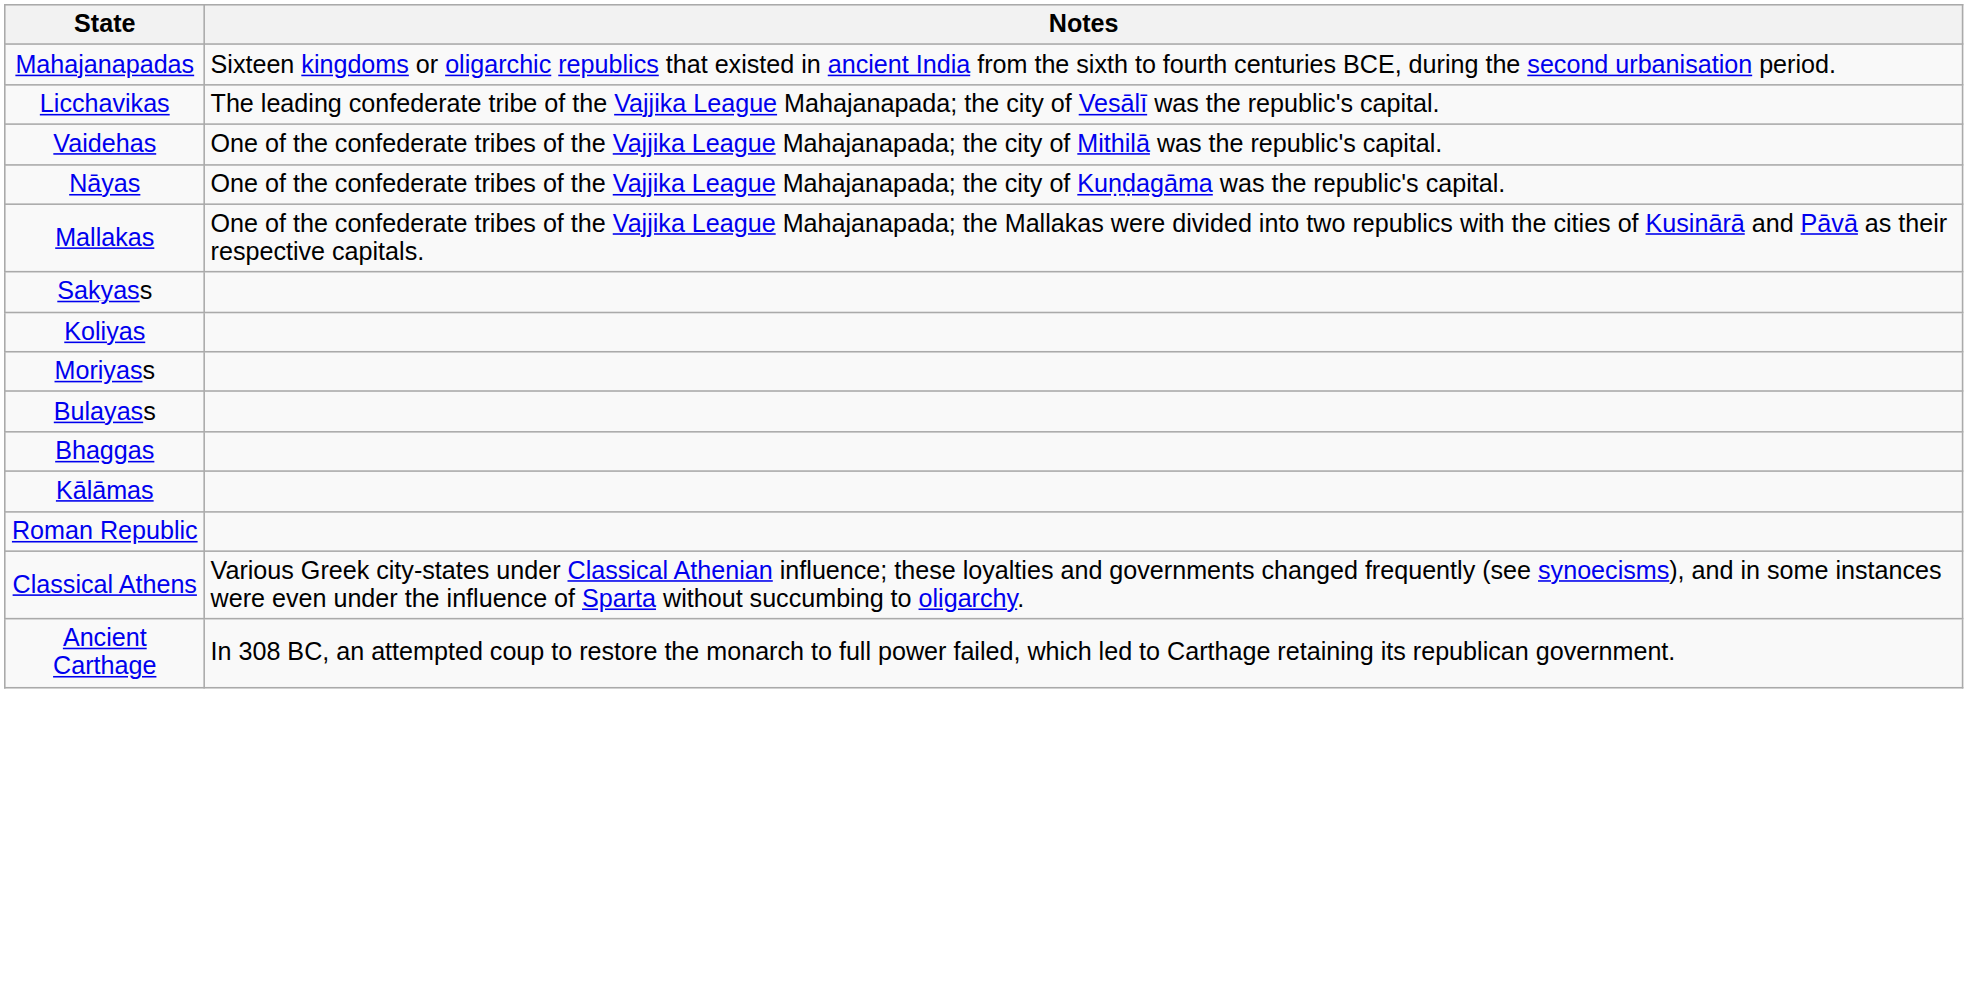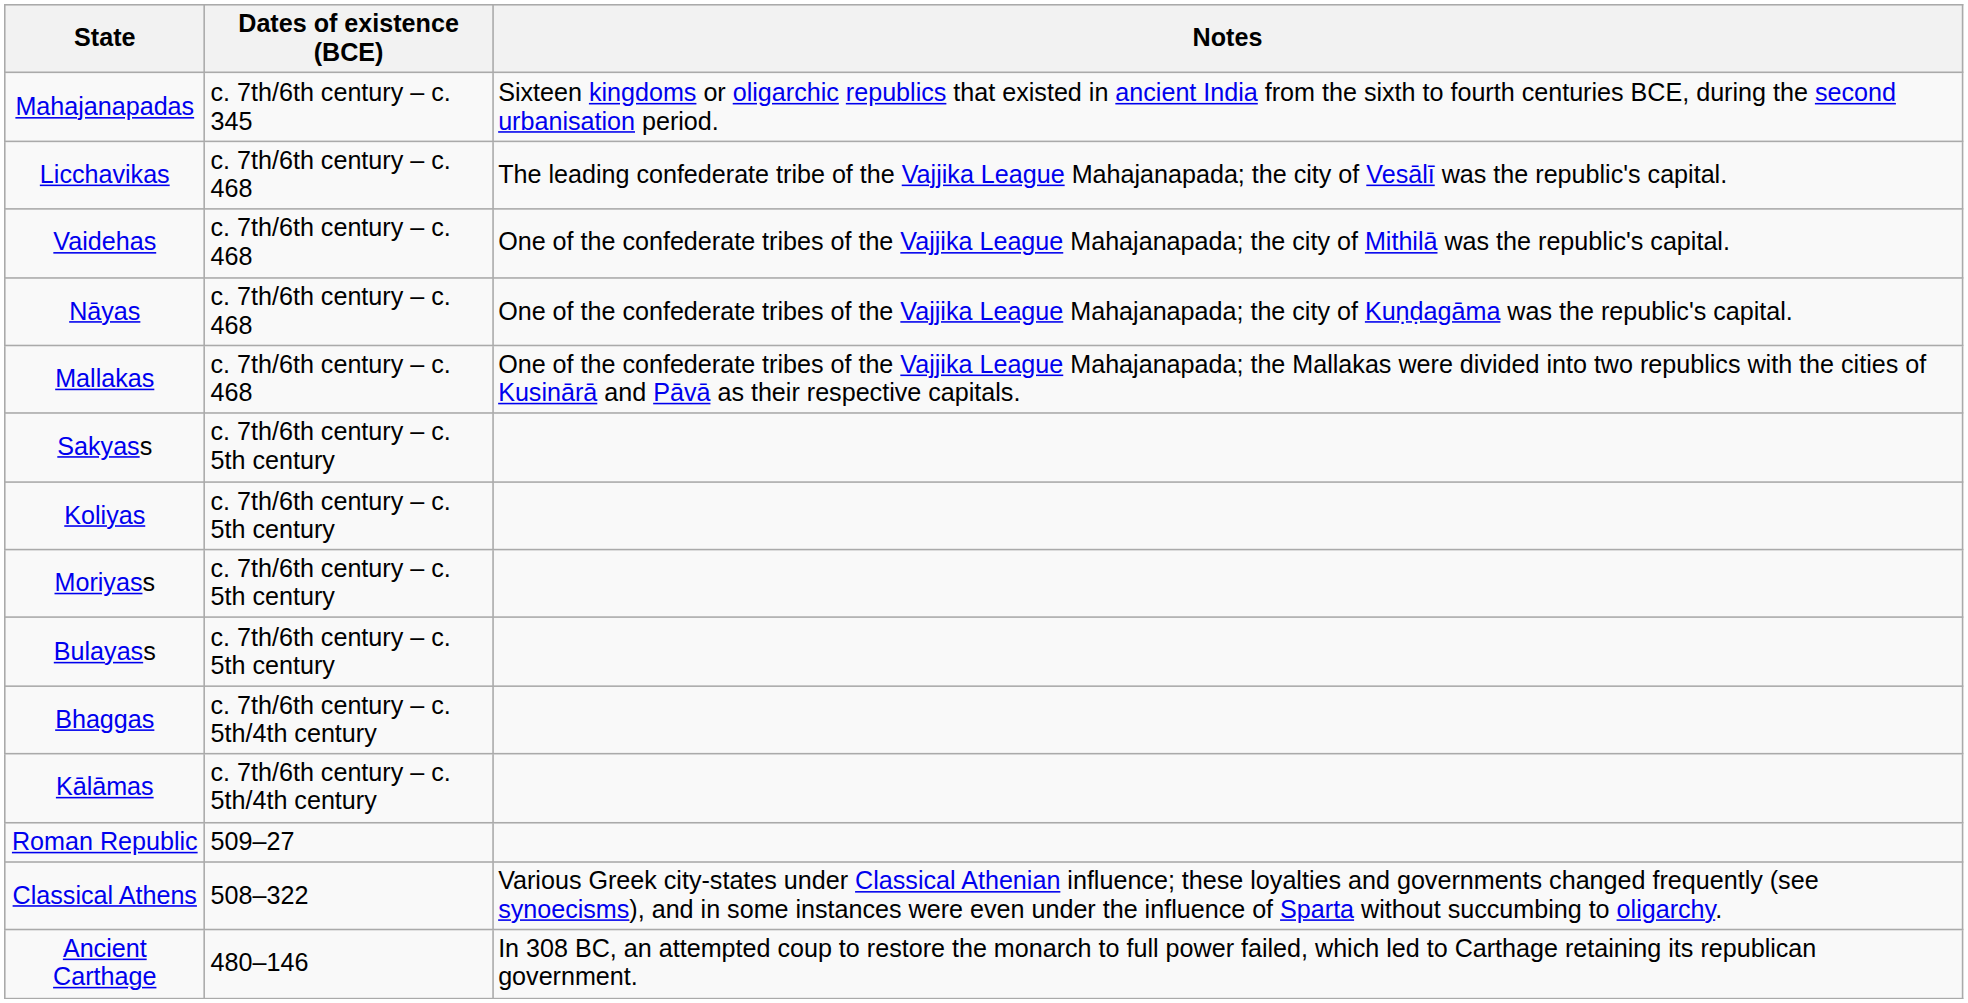+ column: (349, 38)
